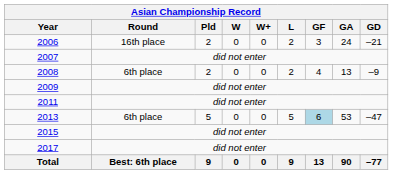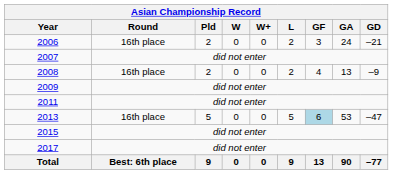(143, 72) 6th place -> (143, 72) 16th place
(143, 117) 6th place -> (143, 117) 16th place
